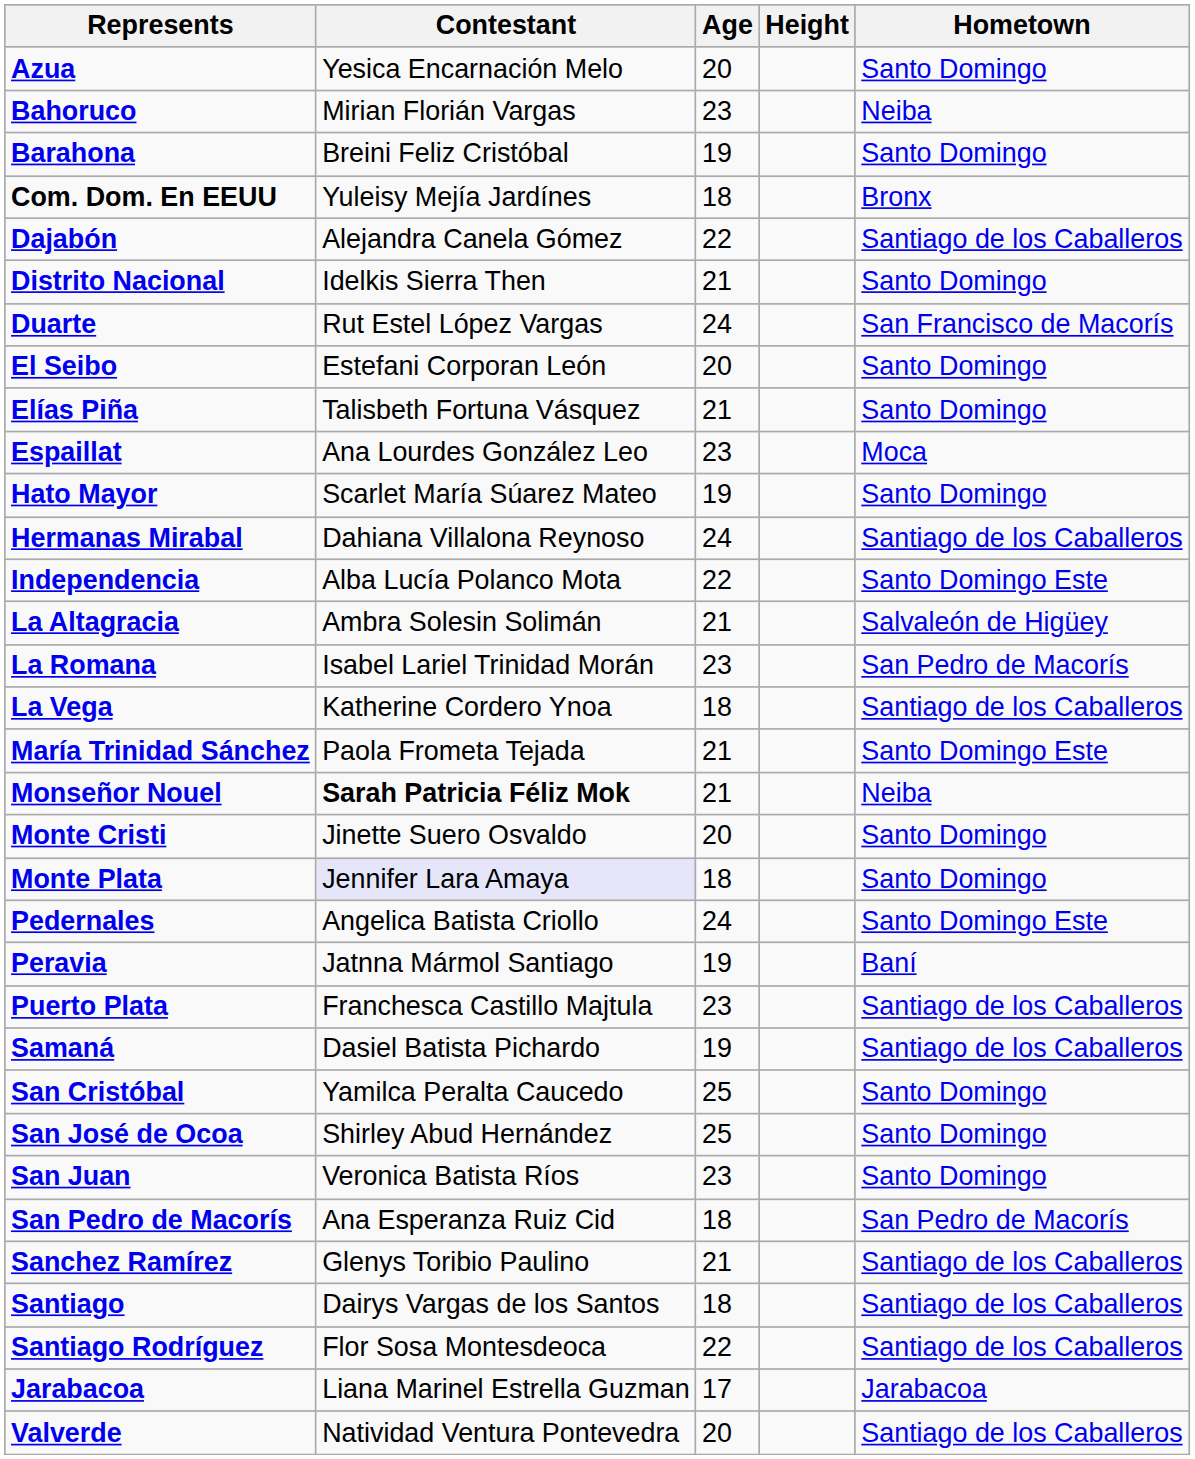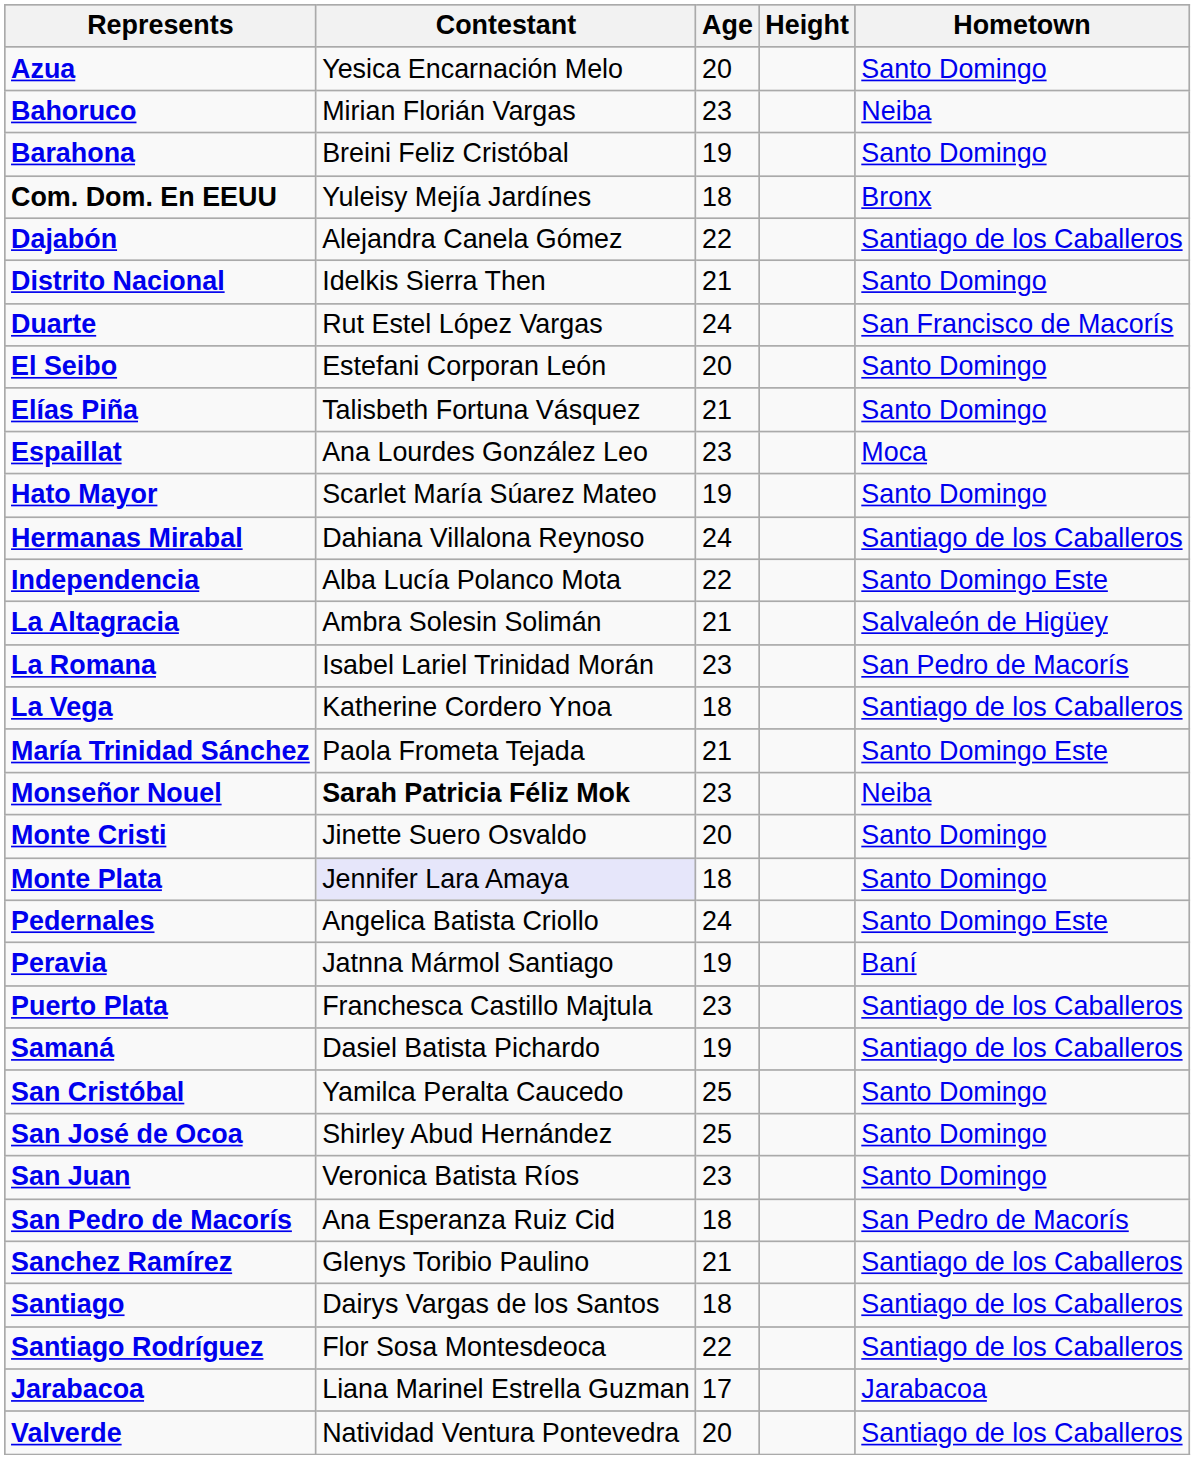(717, 793) 21 -> (717, 793) 23
